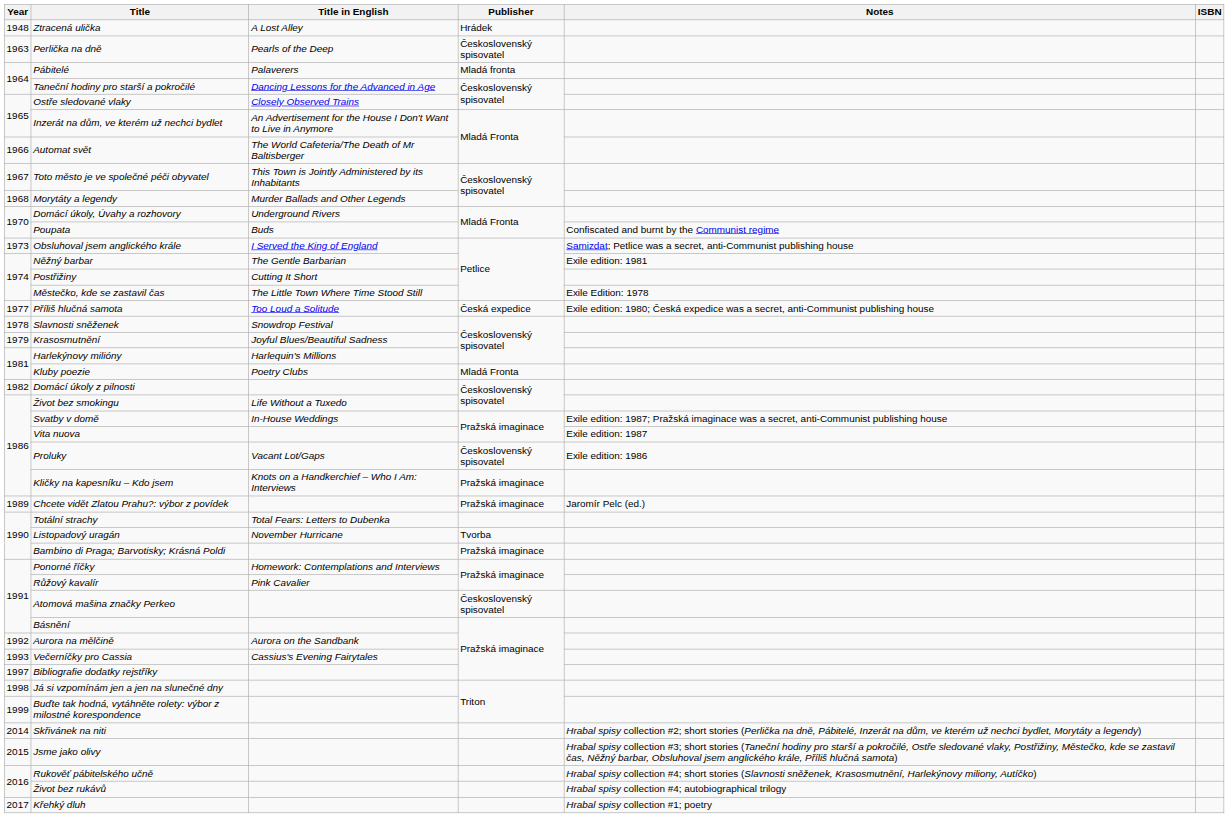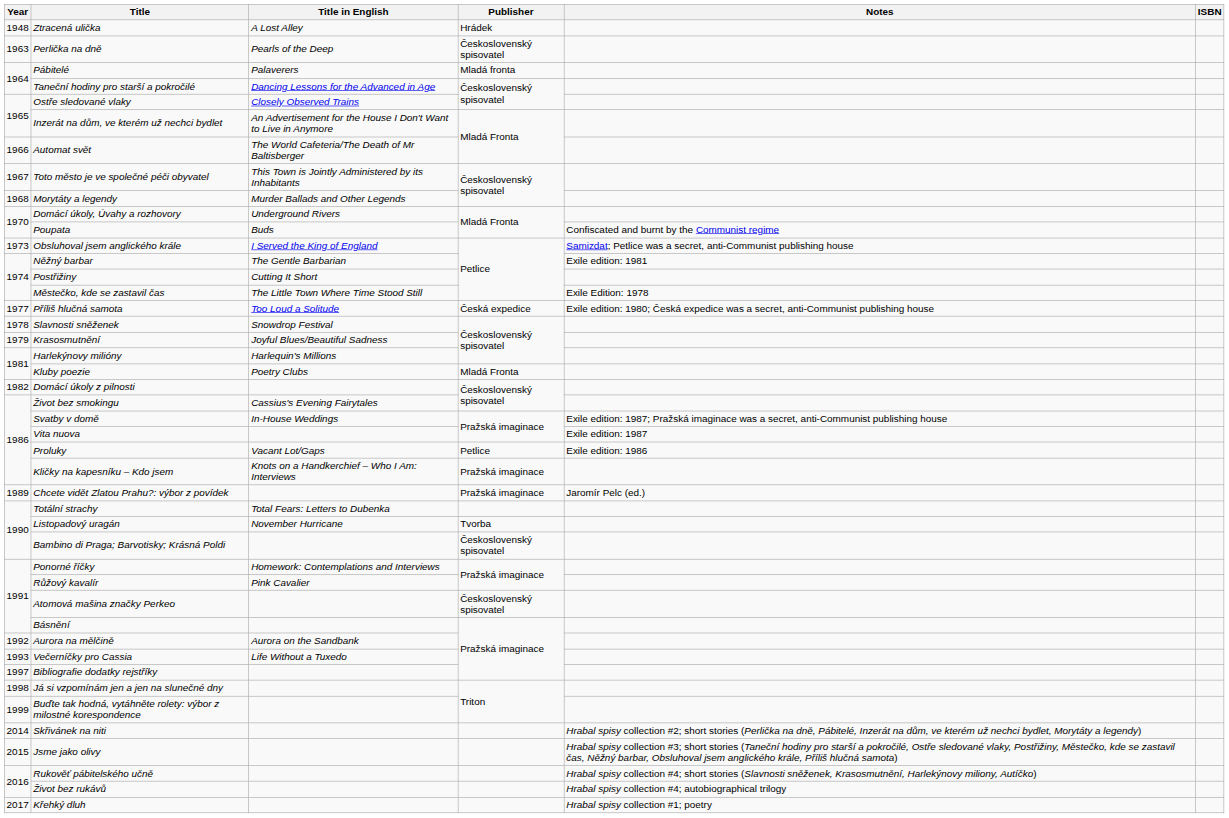(299, 403) Life Without a Tuxedo -> (314, 403) Cassius's Evening Fairytales
(496, 455) Československý spisovatel -> (475, 450) Petlice
(502, 551) Pražská imaginace -> (496, 545) Československý spisovatel
(314, 656) Cassius's Evening Fairytales -> (299, 656) Life Without a Tuxedo
